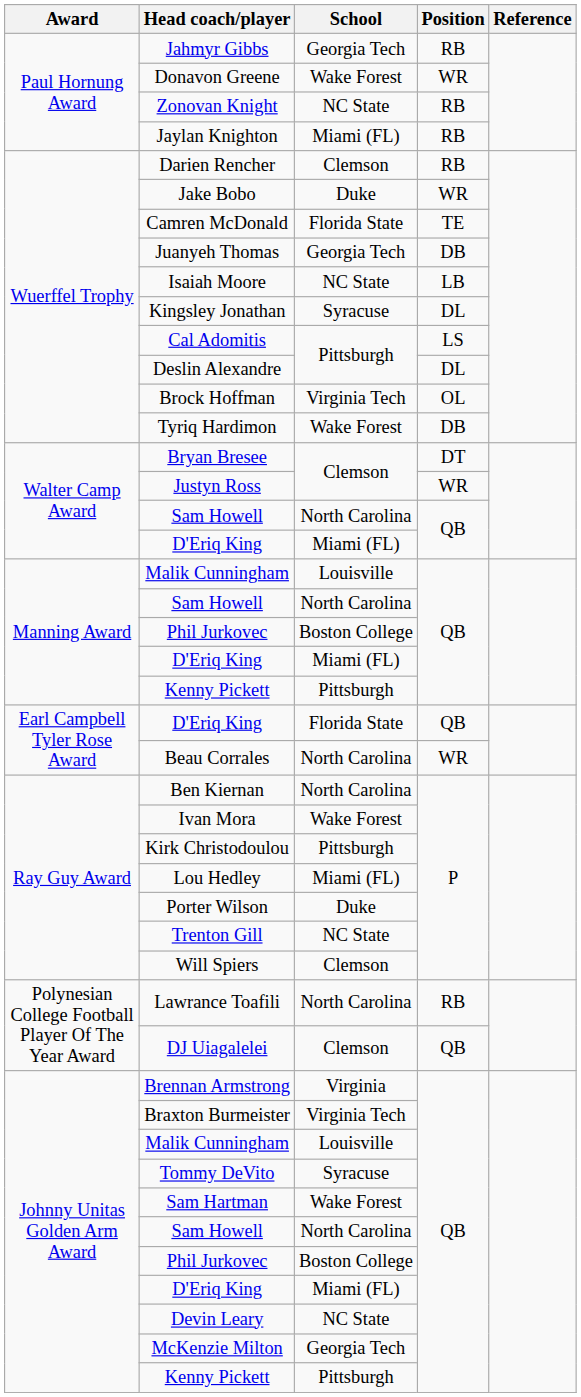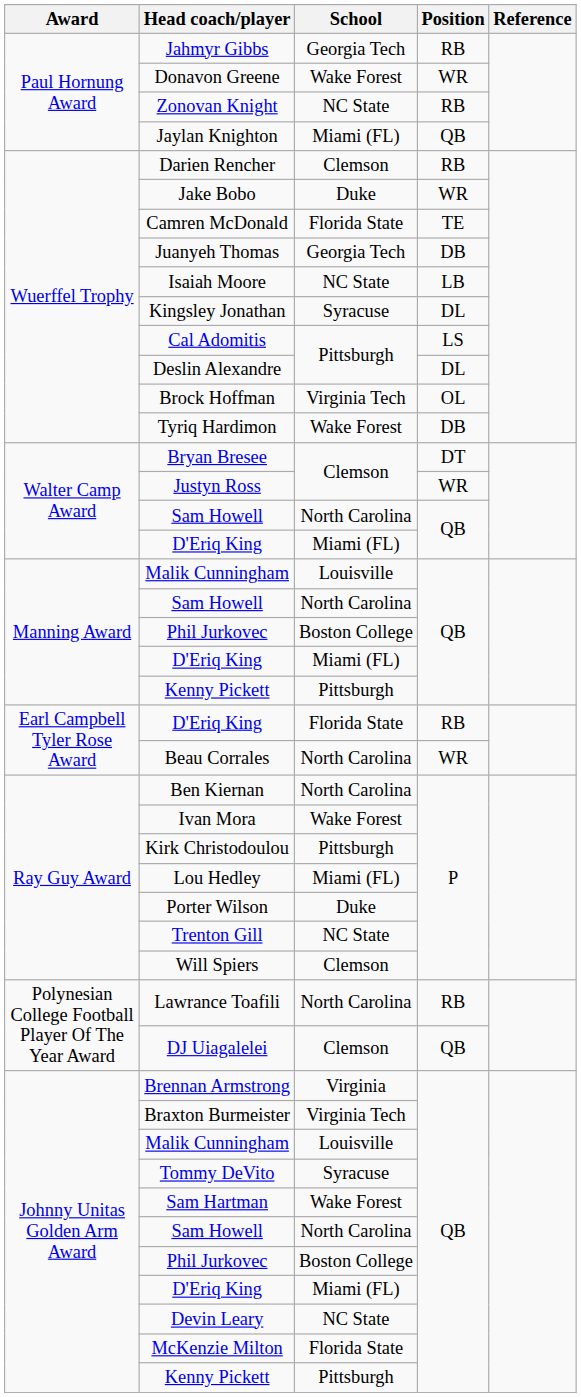(453, 135) RB -> (453, 135) QB
(453, 722) QB -> (453, 722) RB
(356, 1348) Georgia Tech -> (356, 1348) Florida State
